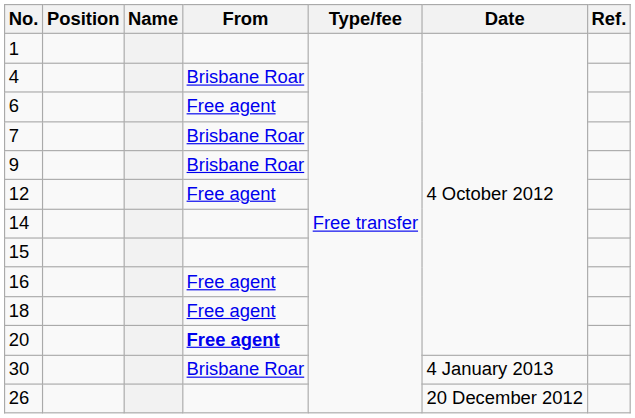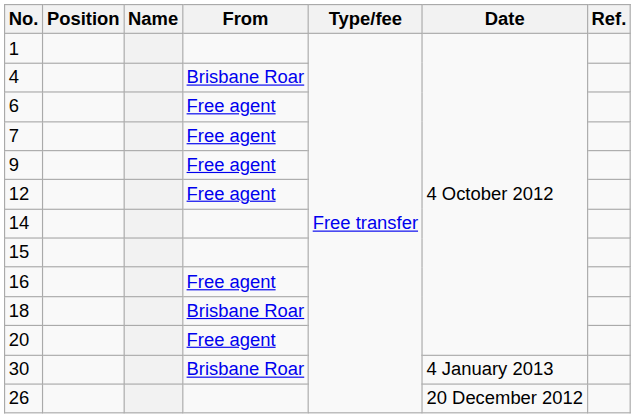(245, 135) Brisbane Roar -> (231, 135) Free agent
(245, 164) Brisbane Roar -> (231, 164) Free agent
(231, 310) Free agent -> (245, 310) Brisbane Roar
(233, 340) bold -> (231, 340) normal
